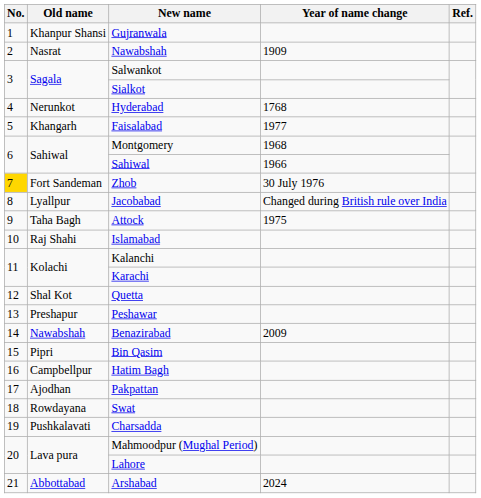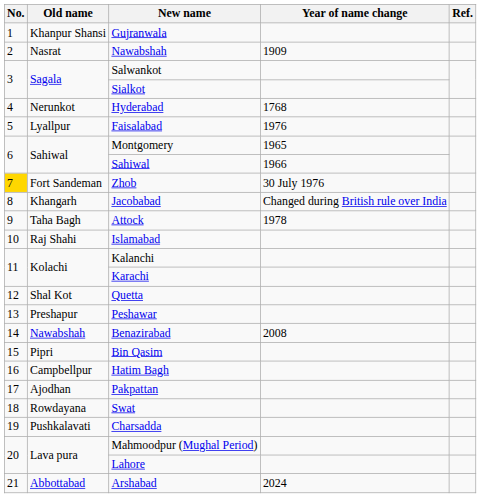(53, 126) Khangarh -> (50, 126) Lyallpur
(275, 126) 1977 -> (275, 126) 1976
(275, 145) 1968 -> (275, 145) 1965
(50, 201) Lyallpur -> (53, 201) Khangarh
(275, 220) 1975 -> (275, 220) 1978
(275, 333) 2009 -> (275, 333) 2008
